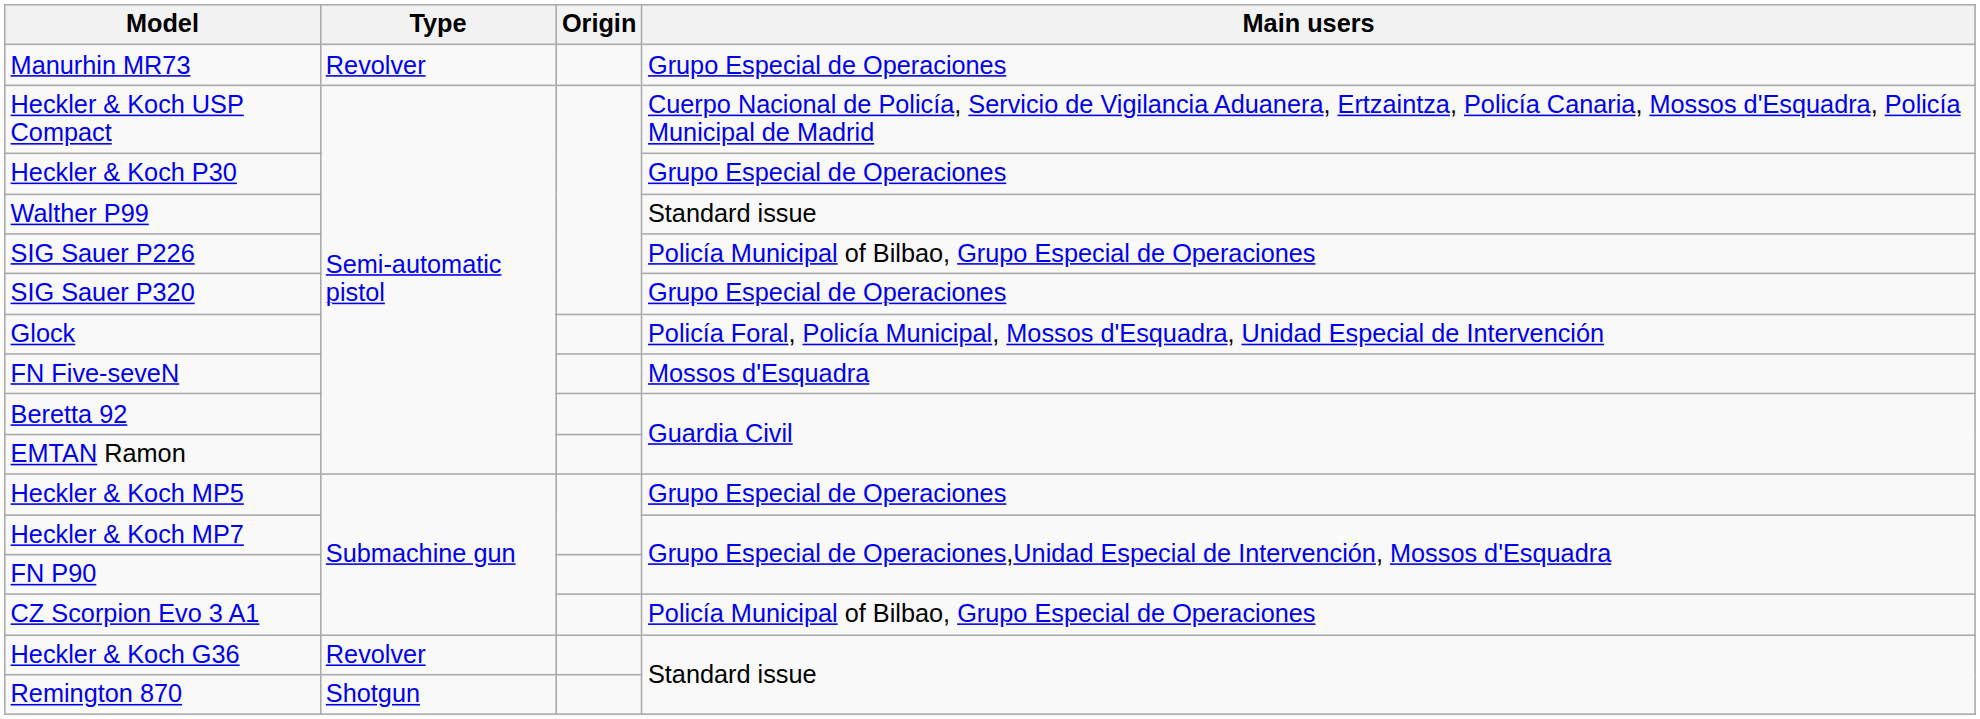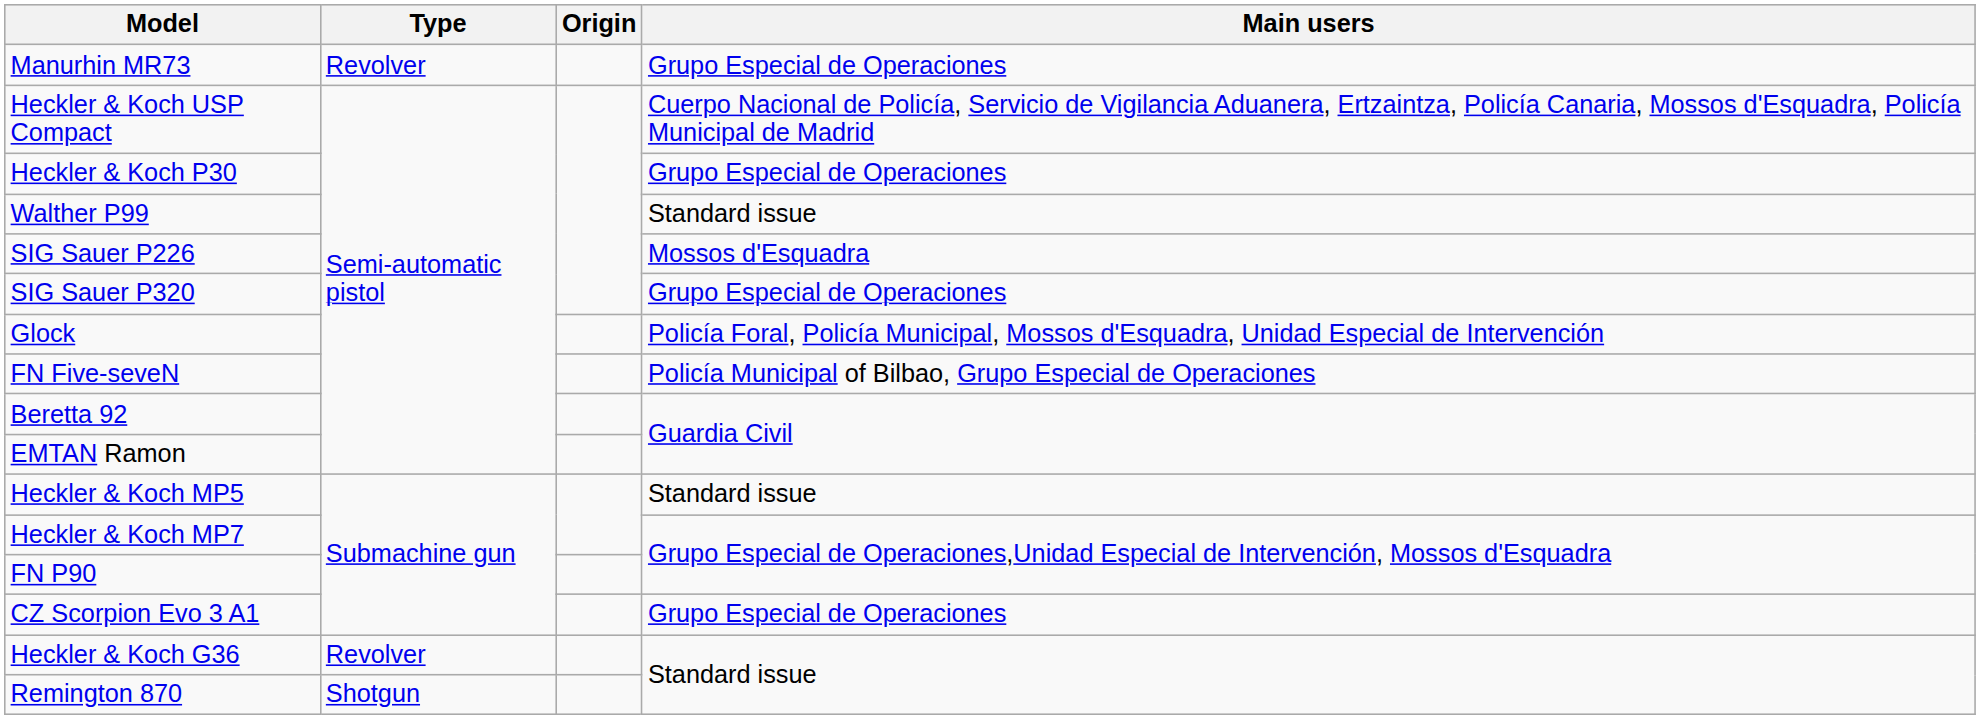(982, 253) Policía Municipal of Bilbao, Grupo Especial de Operaciones -> (759, 253) Mossos d'Esquadra
(759, 373) Mossos d'Esquadra -> (982, 373) Policía Municipal of Bilbao, Grupo Especial de Operaciones
(827, 494) Grupo Especial de Operaciones -> (732, 494) Standard issue
(982, 614) Policía Municipal of Bilbao, Grupo Especial de Operaciones -> (827, 614) Grupo Especial de Operaciones
